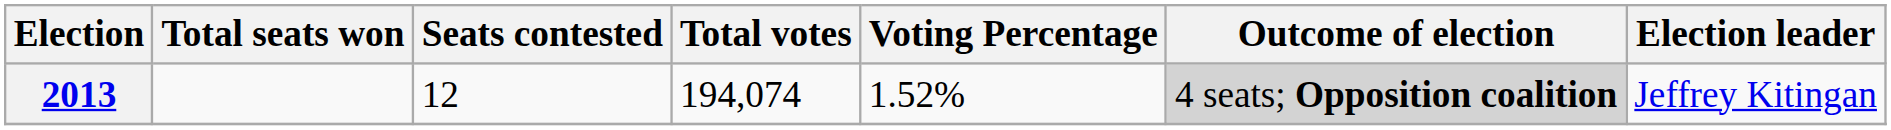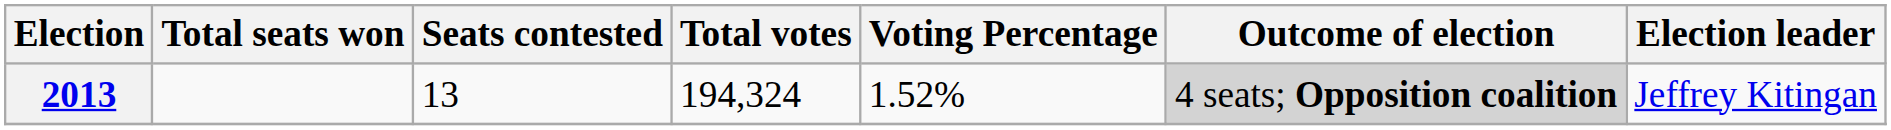(440, 93) 12 -> (440, 93) 13
(741, 93) 194,074 -> (741, 93) 194,324
